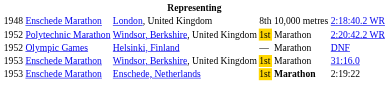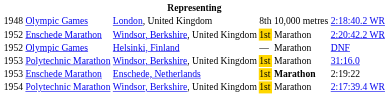(64, 21) Enschede Marathon -> (57, 21) Olympic Games
(68, 34) Polytechnic Marathon -> (64, 34) Enschede Marathon
(64, 61) Enschede Marathon -> (68, 61) Polytechnic Marathon
+ row: (13, 87)
